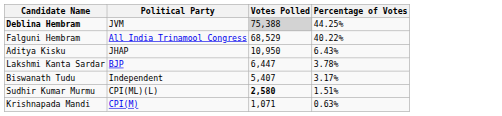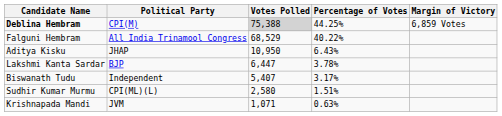+ column: (453, 11)
(116, 24) JVM -> (124, 24) CPI(M)
(263, 91) bold -> (263, 91) normal
(124, 104) CPI(M) -> (116, 104) JVM
